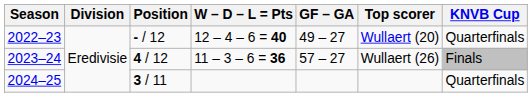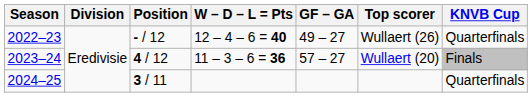(400, 37) Wullaert (20) -> (400, 37) Wullaert (26)
(400, 59) Wullaert (26) -> (400, 59) Wullaert (20)
